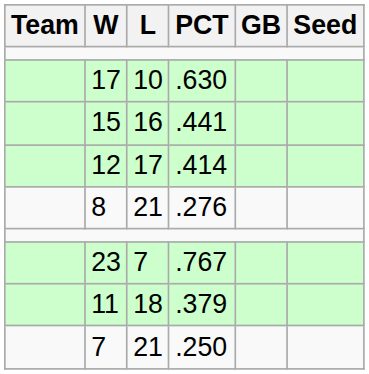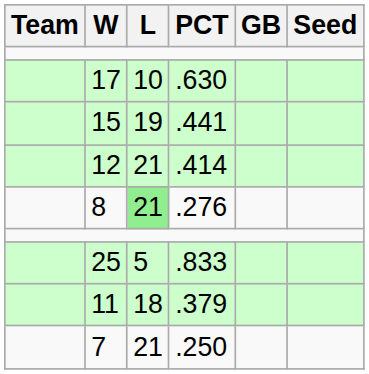(148, 122) 16 -> (148, 122) 19
(148, 165) 17 -> (148, 165) 21
(148, 207) no background -> (148, 207) lightgreen background
+ row: (106, 262)
- row: (106, 262)
